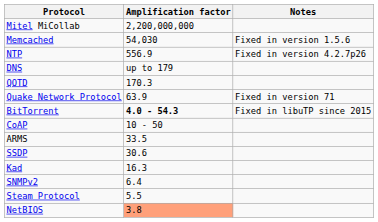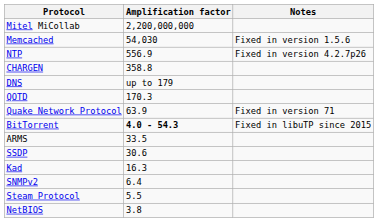+ row: (25, 68)
- row: (17, 125)
(134, 210) lightsalmon background -> (134, 210) no background
